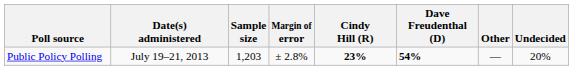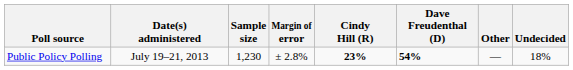(248, 56) 1,203 -> (248, 56) 1,230
(540, 56) 20% -> (540, 56) 18%
